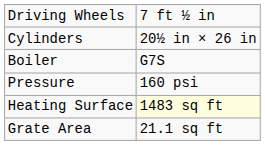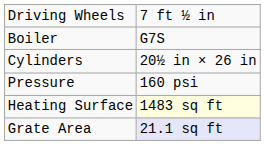rows swapped: (45, 39) <-> (33, 61)
(181, 129) no background -> (181, 129) lavender background
